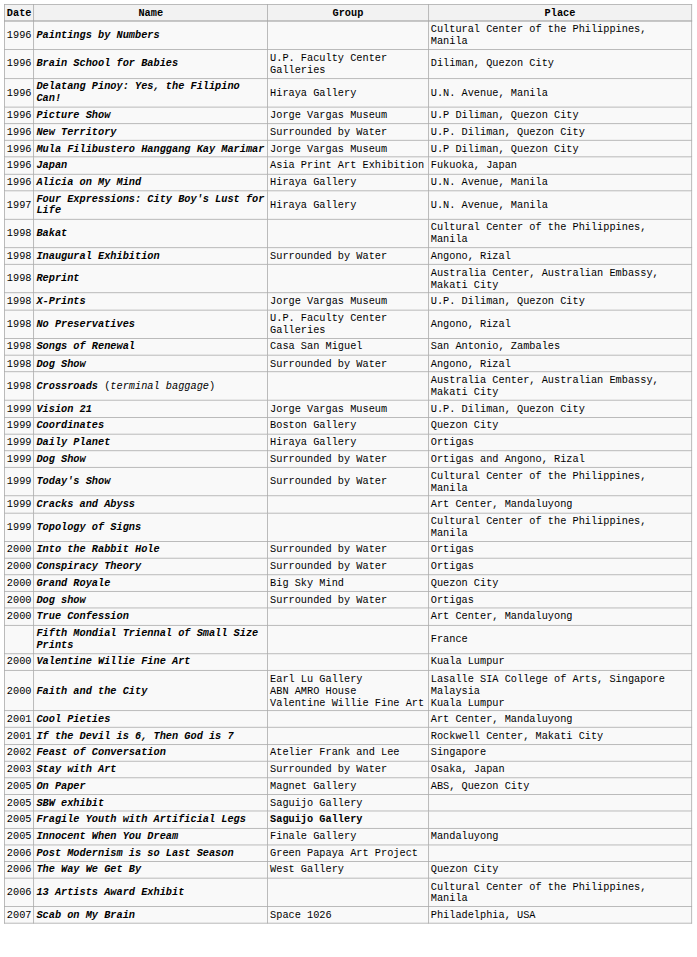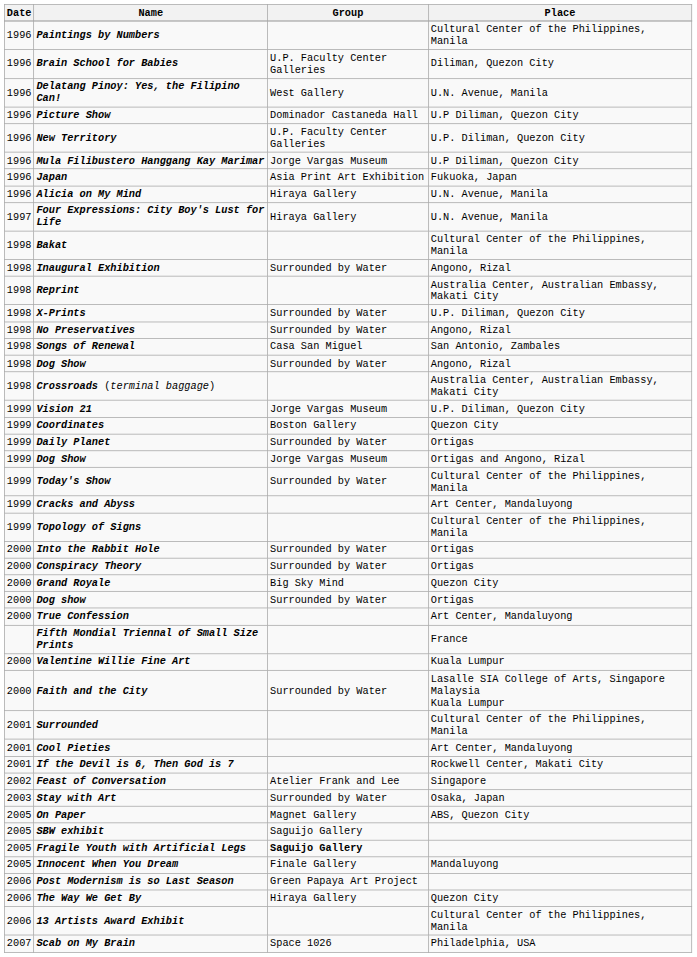(313, 93) Hiraya Gallery -> (307, 93) West Gallery
(329, 115) Jorge Vargas Museum -> (344, 115) Dominador Castaneda Hall
(329, 132) Surrounded by Water -> (329, 138) U.P. Faculty Center Galleries
(329, 301) Jorge Vargas Museum -> (329, 313) Surrounded by Water
(329, 324) U.P. Faculty Center Galleries -> (329, 330) Surrounded by Water
(313, 442) Hiraya Gallery -> (329, 442) Surrounded by Water
(329, 459) Surrounded by Water -> (329, 459) Jorge Vargas Museum
(347, 691) Earl Lu Gallery ABN AMRO House Valentine Willie Fine Art -> (329, 691) Surrounded by Water
+ row: (67, 725)
(307, 870) West Gallery -> (313, 898) Hiraya Gallery
